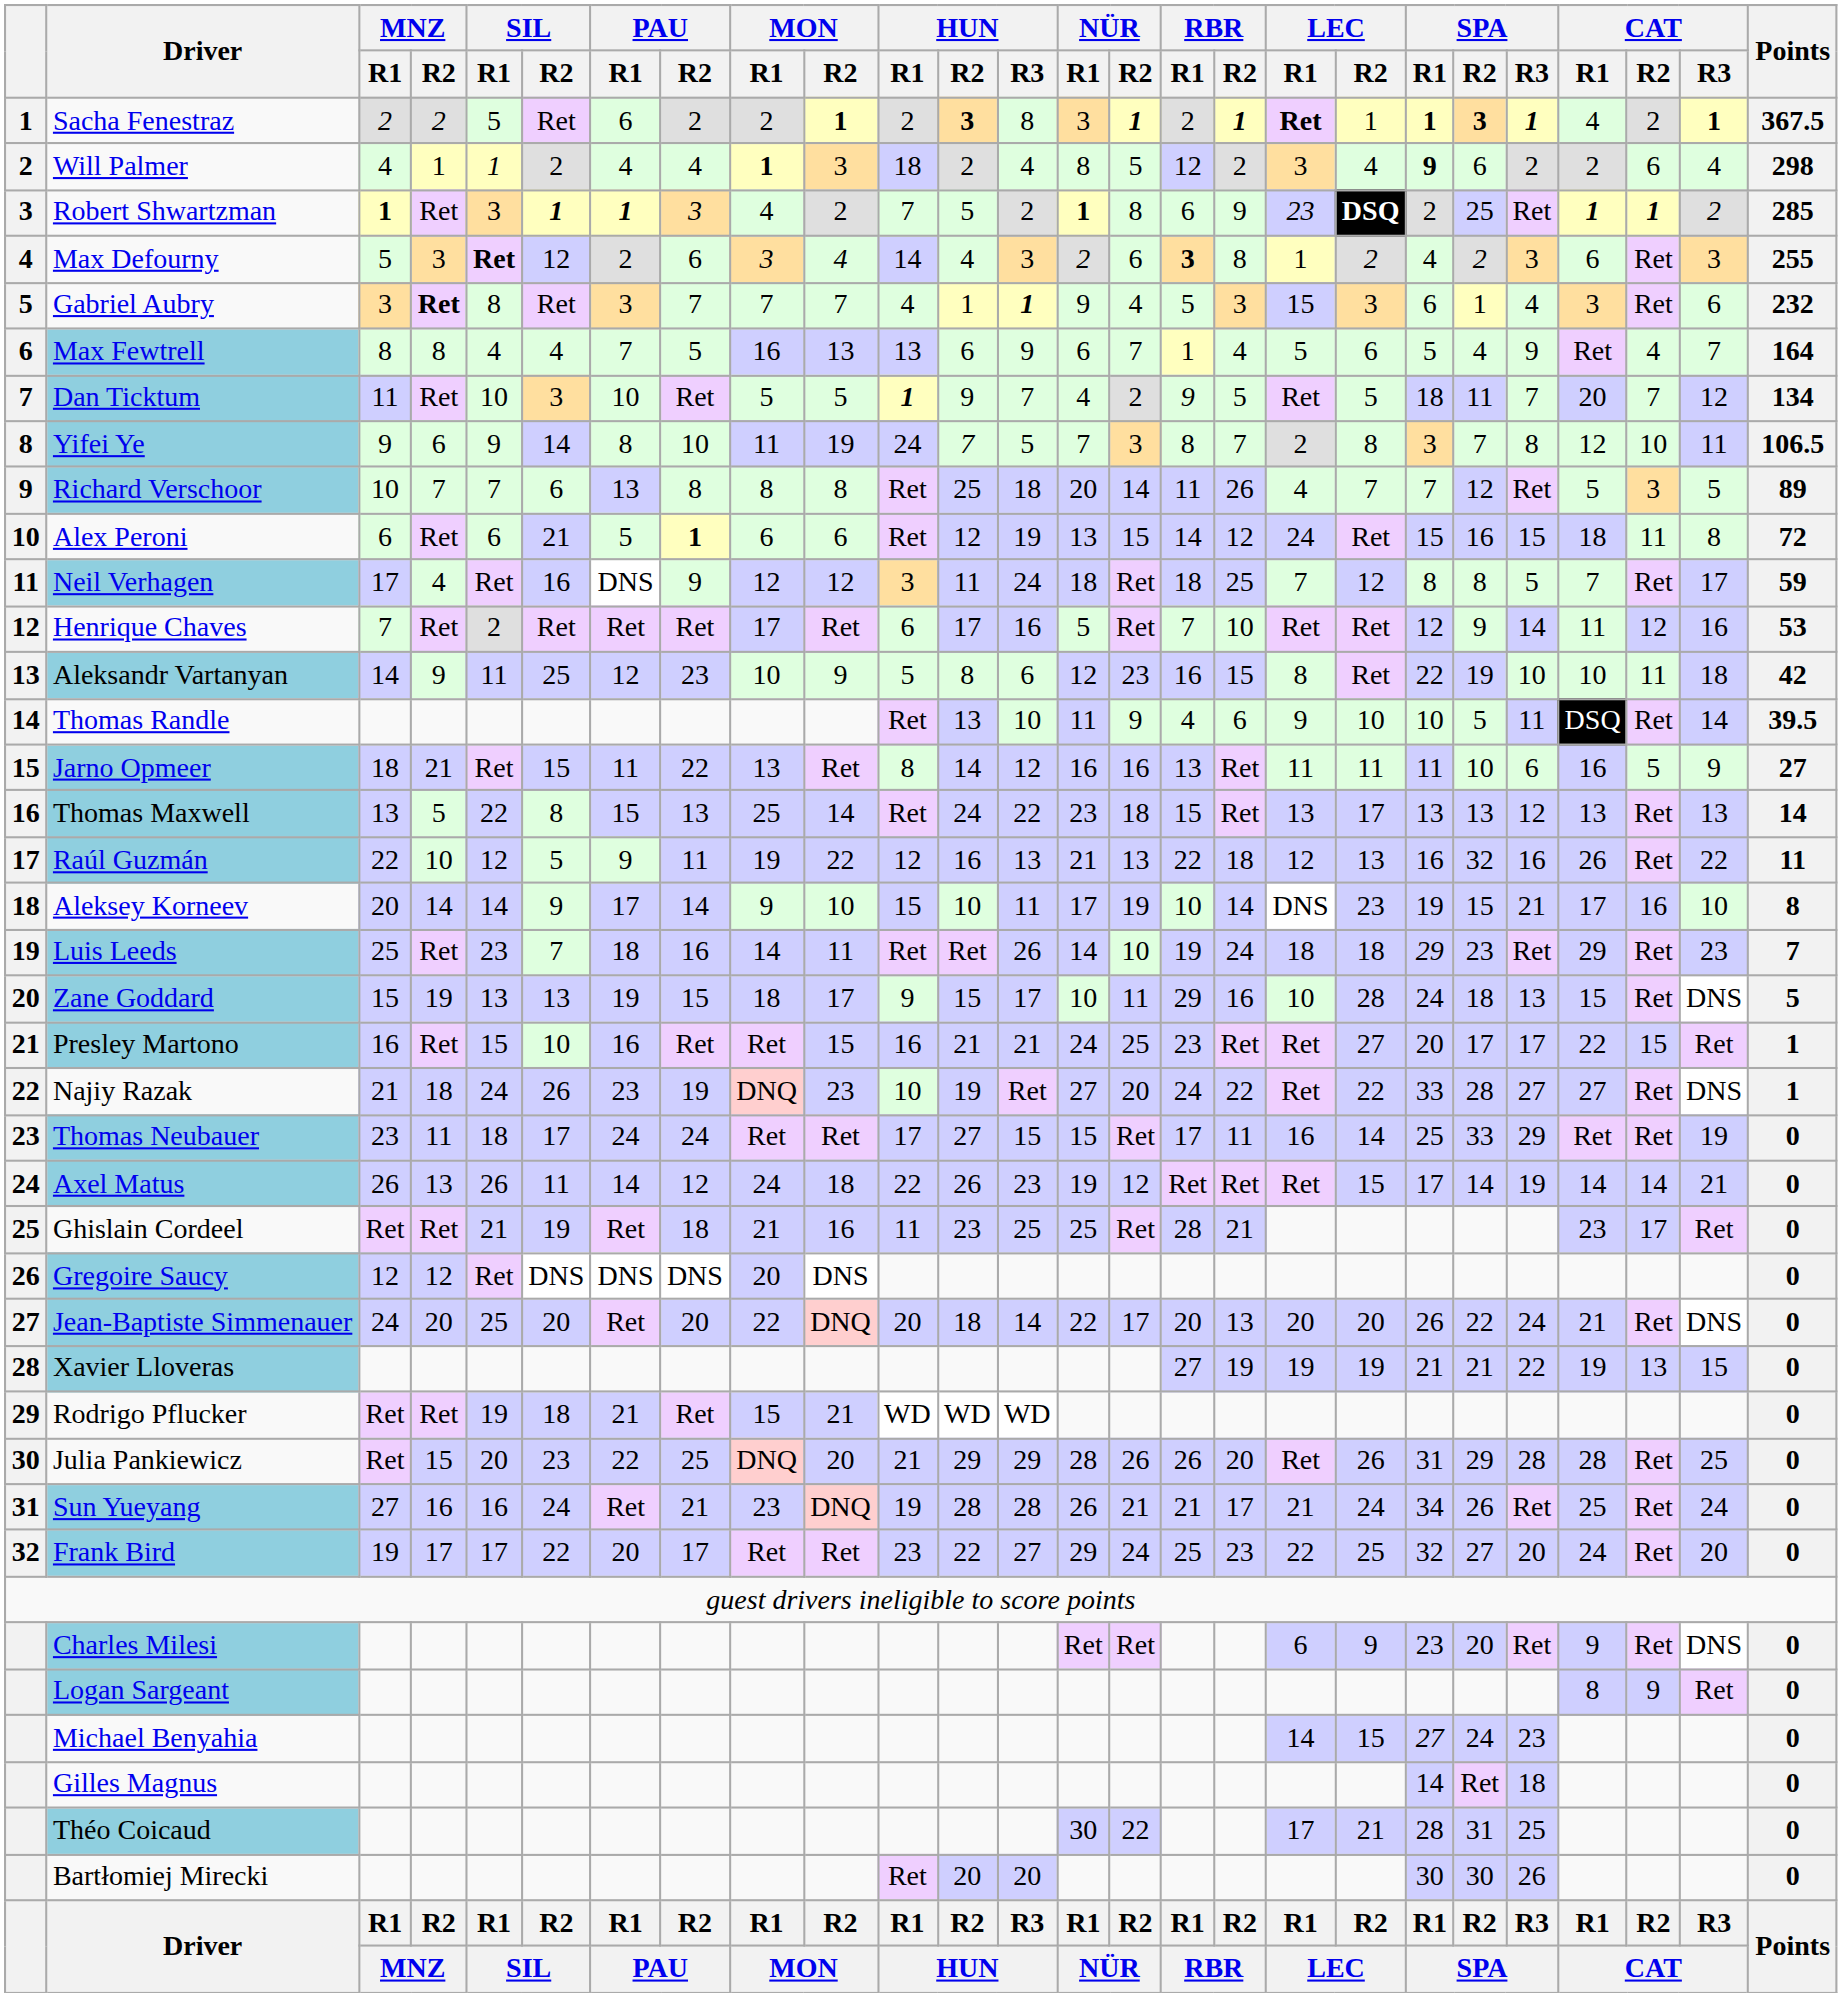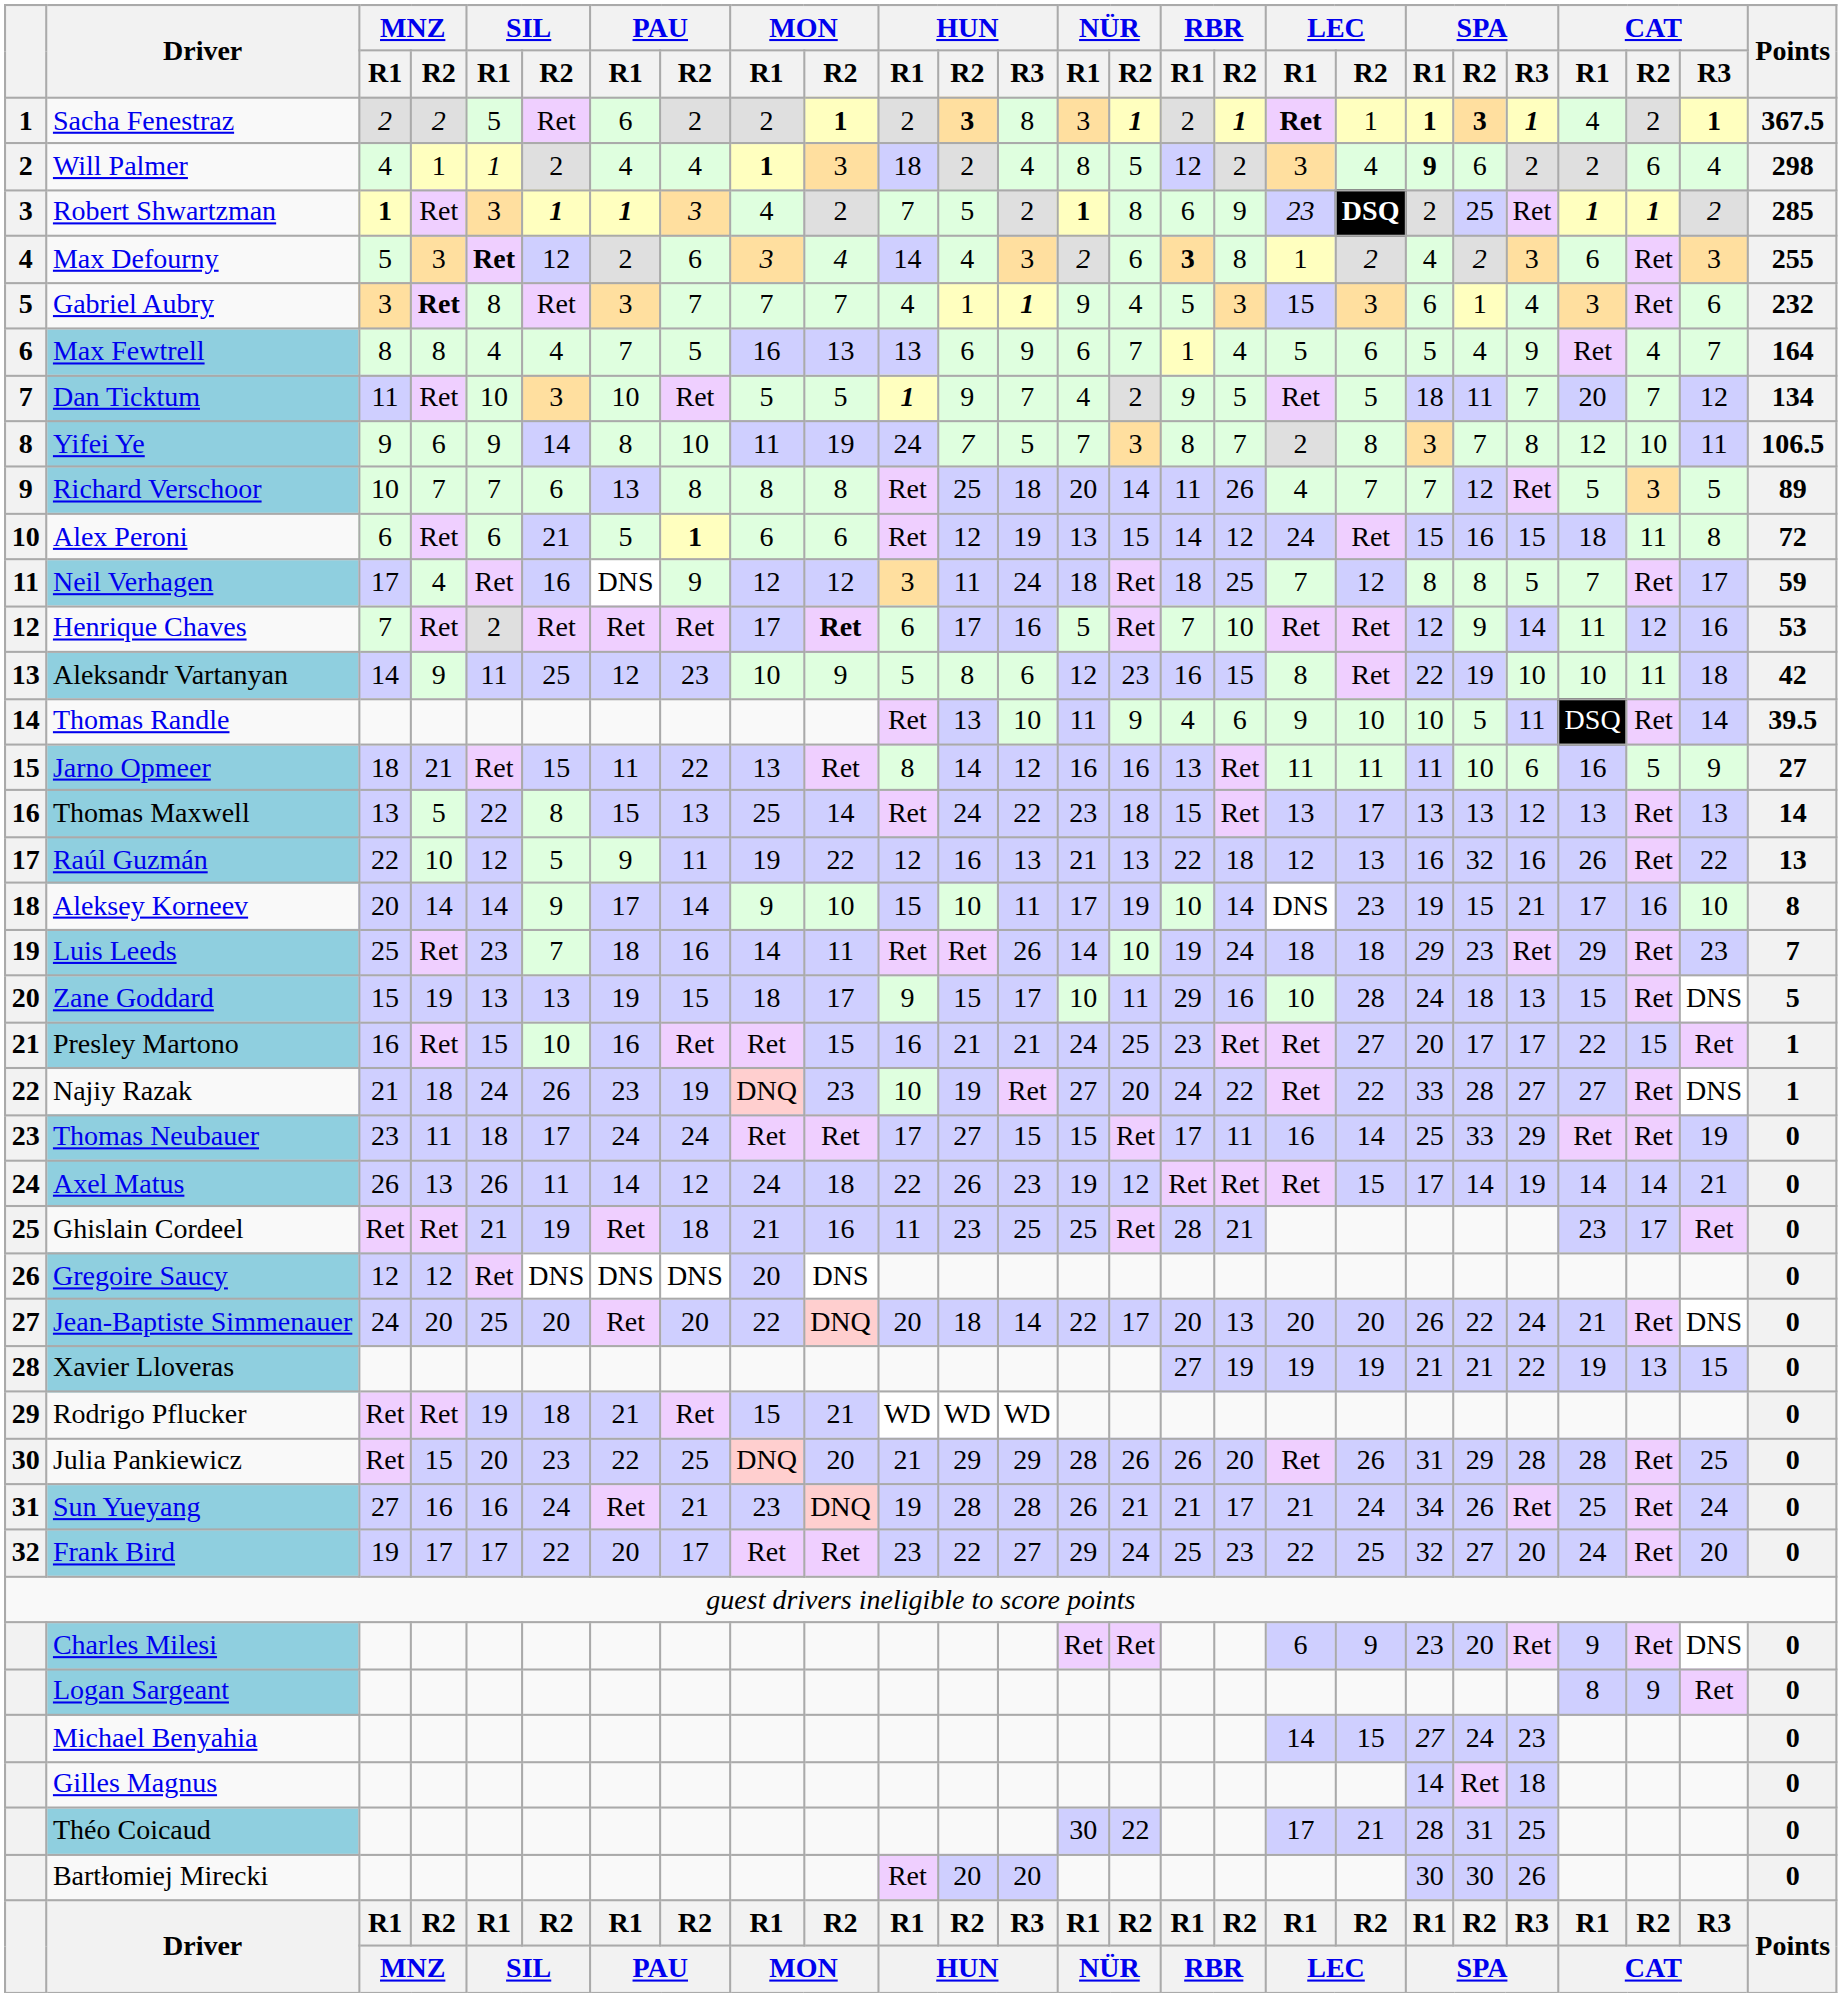(840, 628) normal -> (840, 628) bold
(1793, 859) 11 -> (1793, 859) 13
